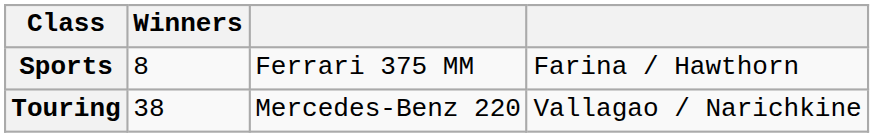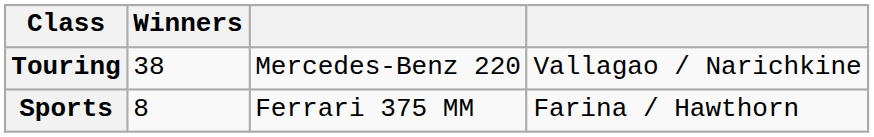rows swapped: (66, 69) <-> (66, 111)
